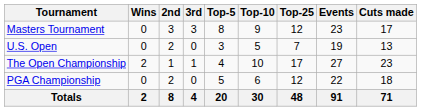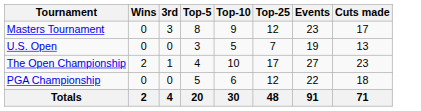- column: (171, 13)
